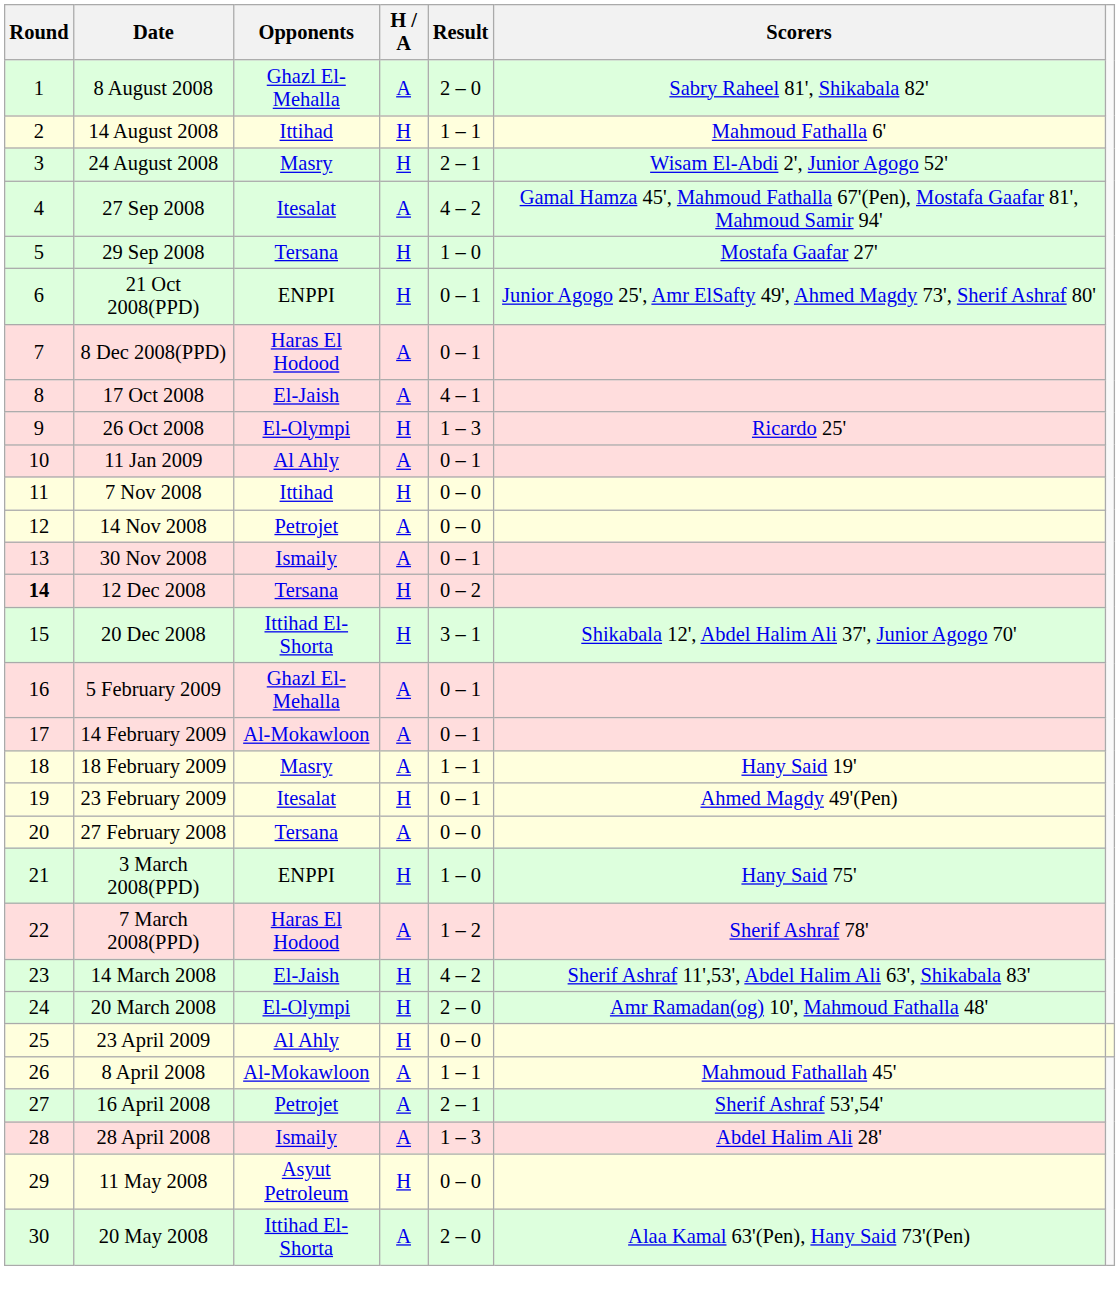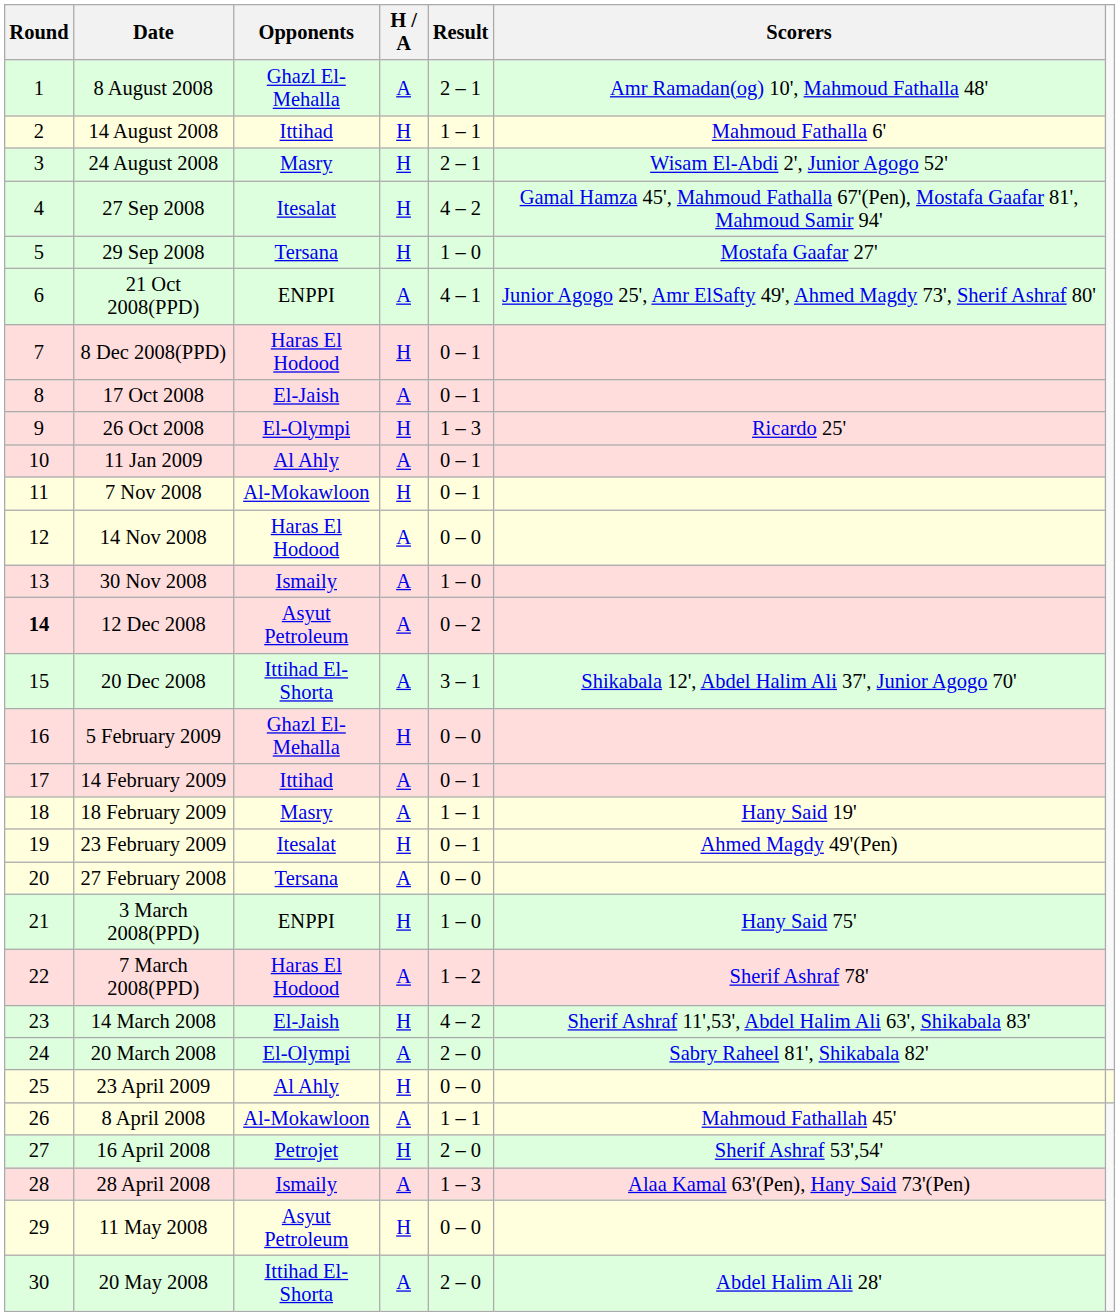(461, 87) 2 – 0 -> (461, 87) 2 – 1
(799, 87) Sabry Raheel 81', Shikabala 82' -> (799, 87) Amr Ramadan(og) 10', Mahmoud Fathalla 48'
(404, 208) A -> (404, 208) H
(404, 296) H -> (404, 296) A
(461, 296) 0 – 1 -> (461, 296) 4 – 1
(404, 351) A -> (404, 351) H
(461, 395) 4 – 1 -> (461, 395) 0 – 1
(306, 493) Ittihad -> (306, 493) Al-Mokawloon
(461, 493) 0 – 0 -> (461, 493) 0 – 1
(306, 525) Petrojet -> (306, 537) Haras El Hodood
(461, 558) 0 – 1 -> (461, 581) 1 – 0
(306, 590) Tersana -> (306, 625) Asyut Petroleum
(404, 590) H -> (404, 625) A
(404, 634) H -> (404, 680) A
(404, 690) A -> (404, 736) H
(461, 690) 0 – 1 -> (461, 736) 0 – 0
(306, 734) Al-Mokawloon -> (306, 780) Ittihad
(404, 1007) H -> (404, 1053) A
(799, 1007) Amr Ramadan(og) 10', Mahmoud Fathalla 48' -> (799, 1053) Sabry Raheel 81', Shikabala 82'
(404, 1105) A -> (404, 1151) H
(461, 1105) 2 – 1 -> (461, 1151) 2 – 0
(799, 1137) Abdel Halim Ali 28' -> (799, 1183) Alaa Kamal 63'(Pen), Hany Said 73'(Pen)
(799, 1237) Alaa Kamal 63'(Pen), Hany Said 73'(Pen) -> (799, 1283) Abdel Halim Ali 28'
